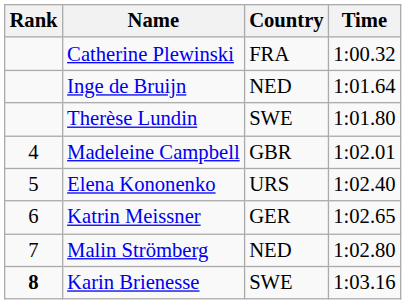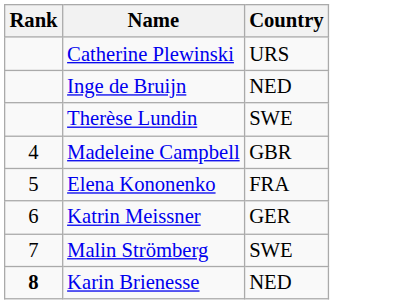- column: (364, 20)
(269, 53) FRA -> (269, 53) URS
(269, 184) URS -> (269, 184) FRA
(270, 250) NED -> (271, 250) SWE
(271, 282) SWE -> (270, 282) NED
